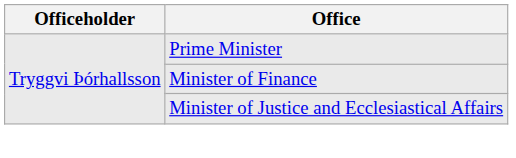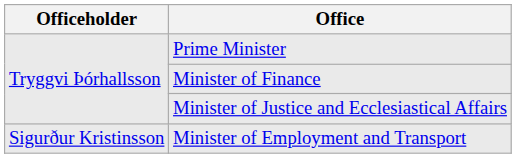+ row: (320, 138)
